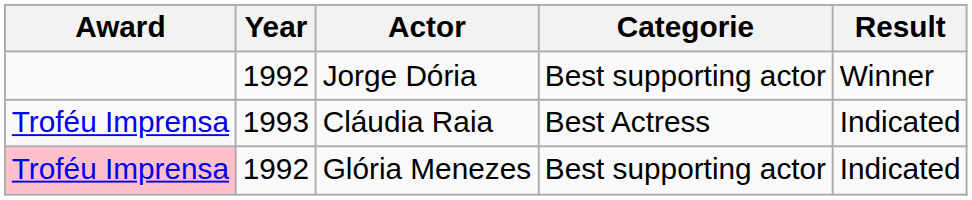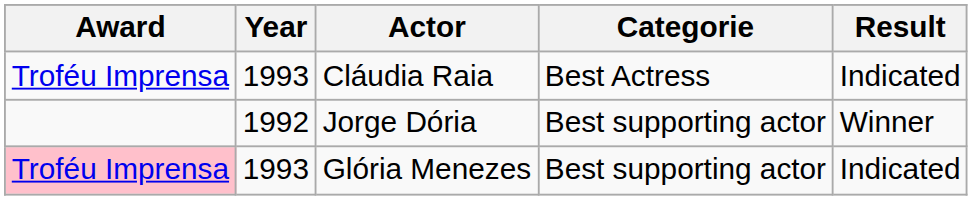rows swapped: (400, 75) <-> (408, 122)
(276, 169) 1992 -> (276, 169) 1993
